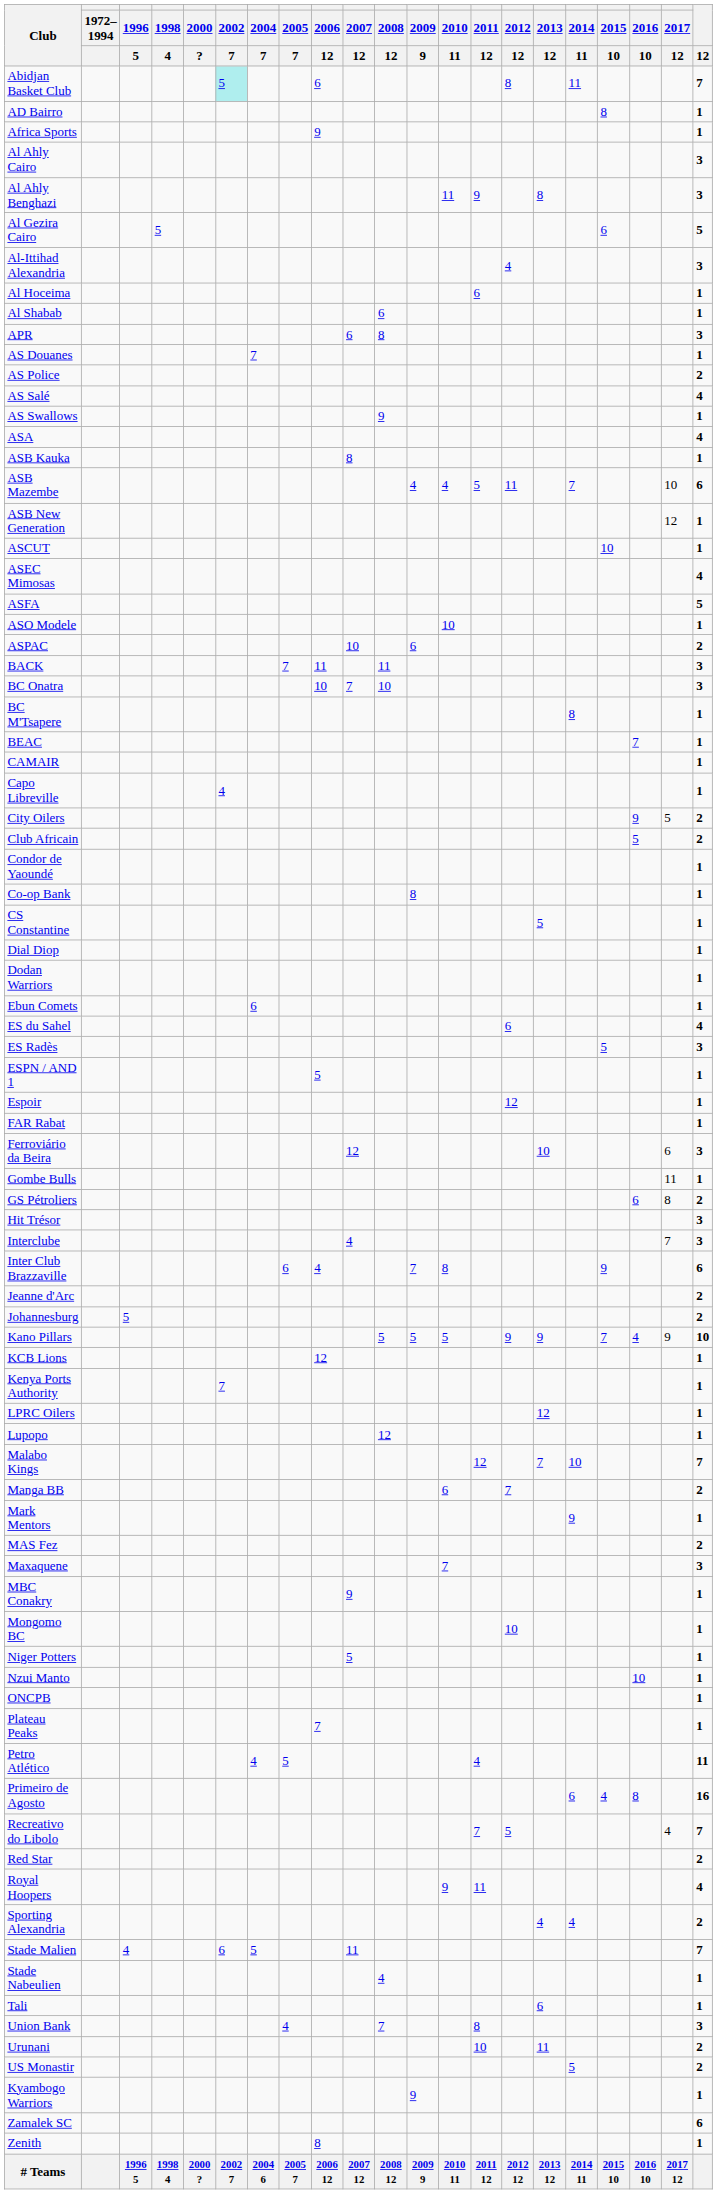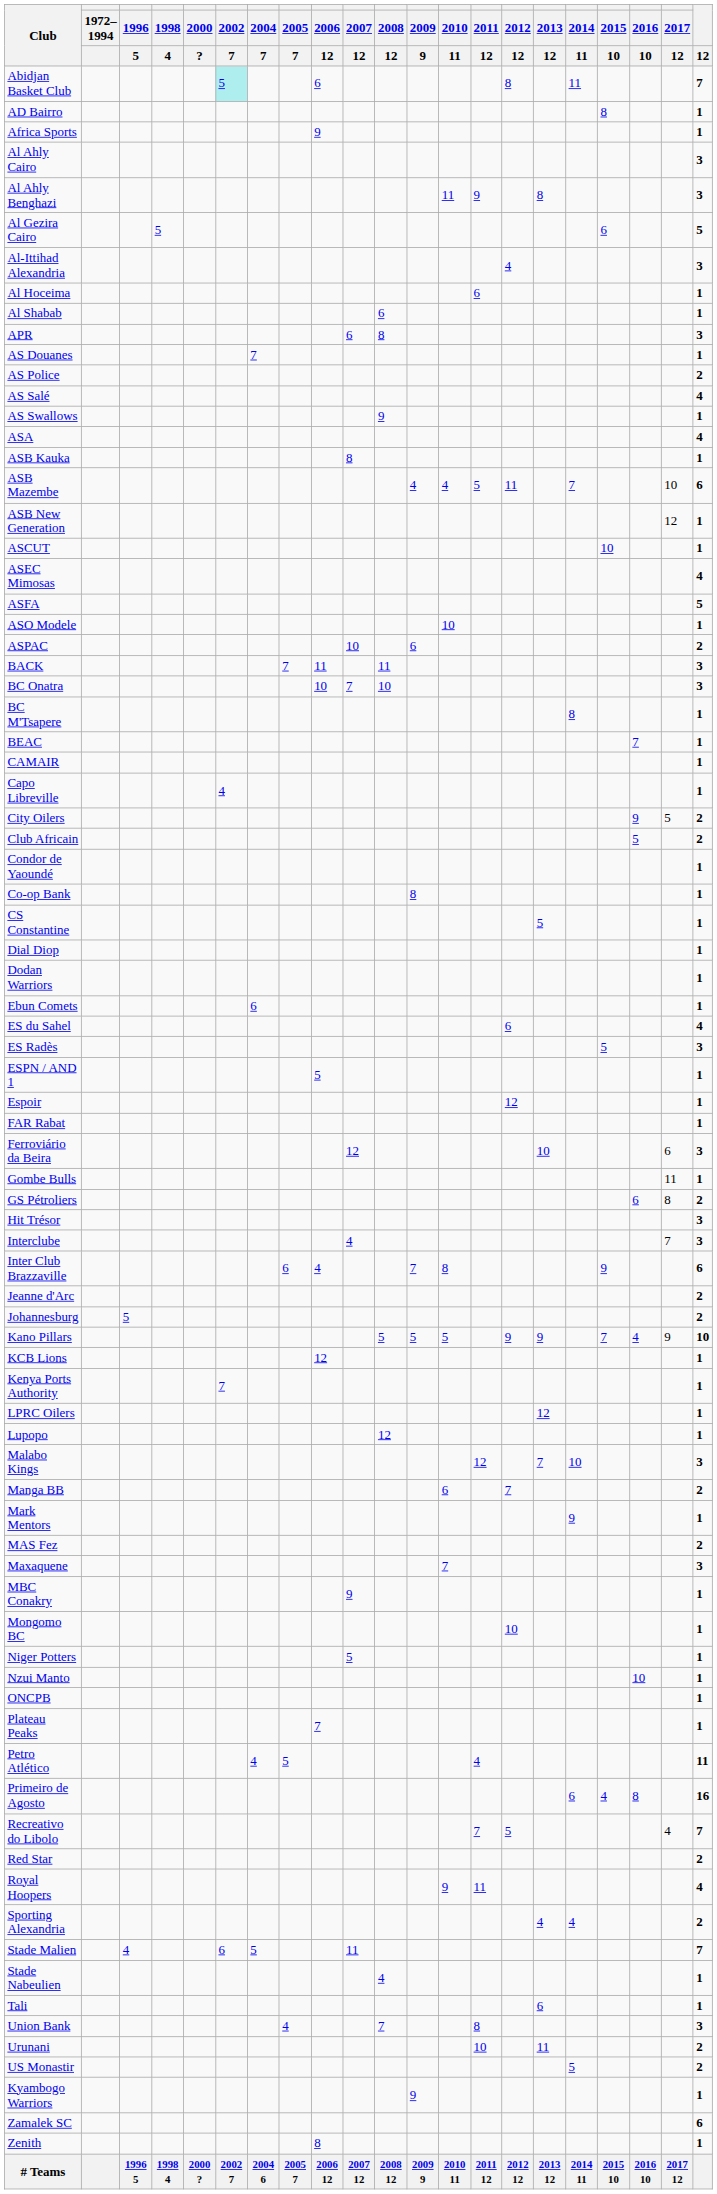(699, 1462) 7 -> (699, 1462) 3
